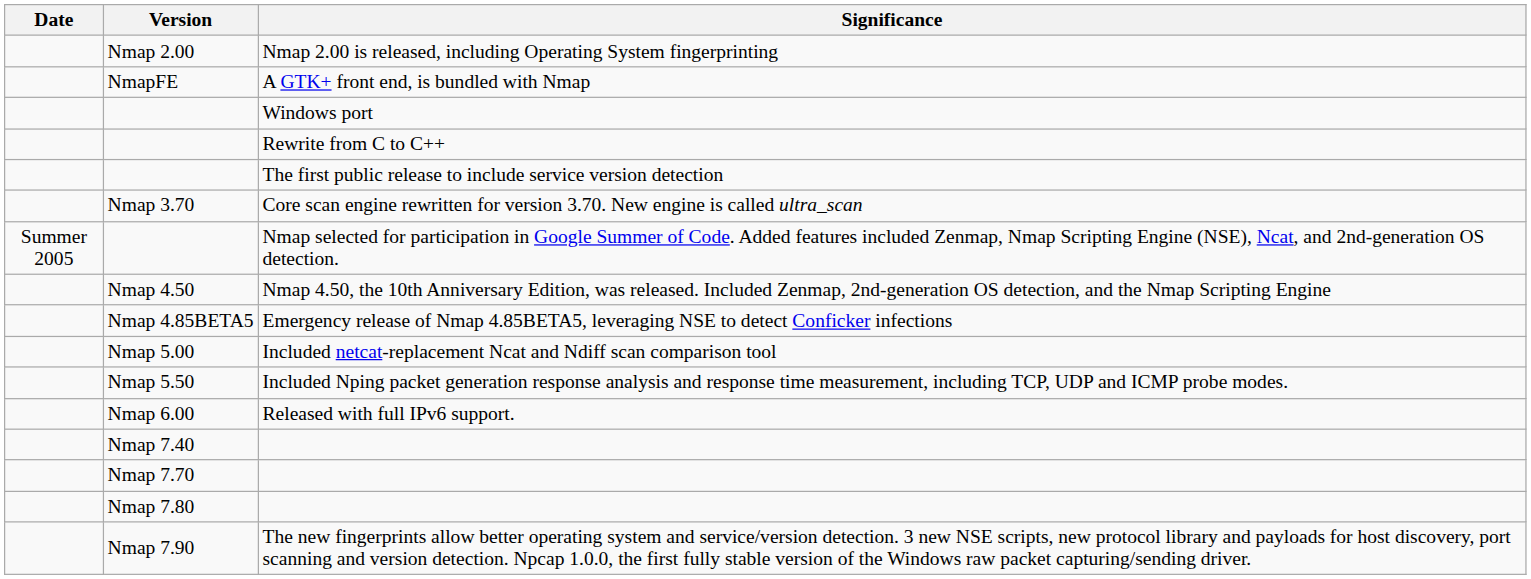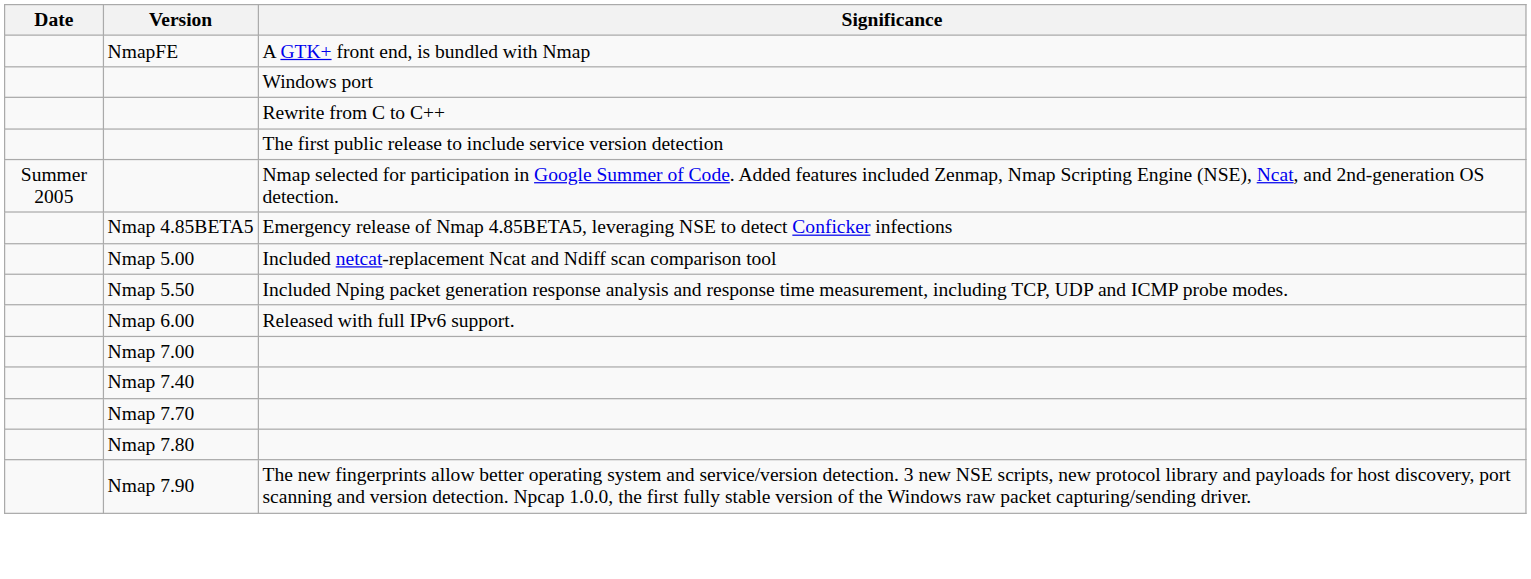- row: (151, 50)
- row: (151, 205)
- row: (151, 289)
+ row: (151, 351)
